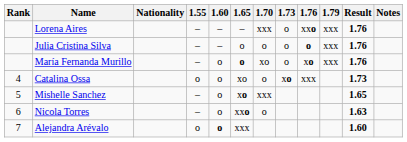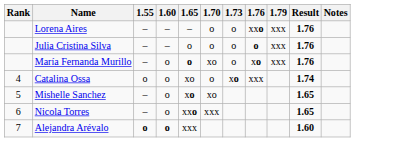- column: (160, 12)
(264, 29) xxx -> (212, 29) o
(358, 79) 1.73 -> (305, 79) 1.74
(264, 95) xxx -> (212, 95) xo
(264, 112) o -> (212, 112) xxx
(358, 112) 1.63 -> (305, 112) 1.65
(198, 128) normal -> (145, 128) bold
